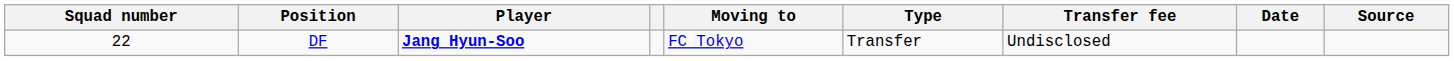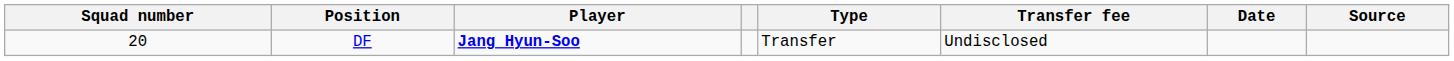- column: (754, 18)
(121, 43) 22 -> (138, 43) 20
